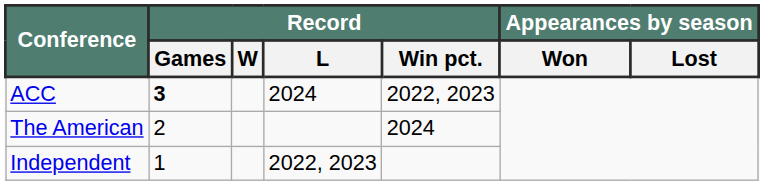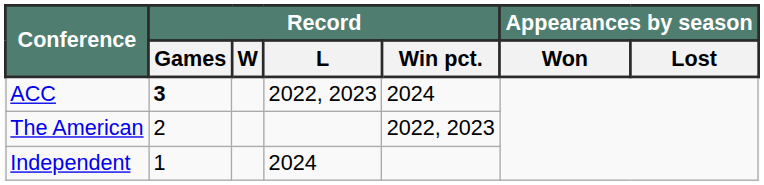(293, 94) 2024 -> (323, 94) 2022, 2023
(441, 94) 2022, 2023 -> (411, 94) 2024
(411, 128) 2024 -> (441, 128) 2022, 2023
(323, 162) 2022, 2023 -> (293, 162) 2024
